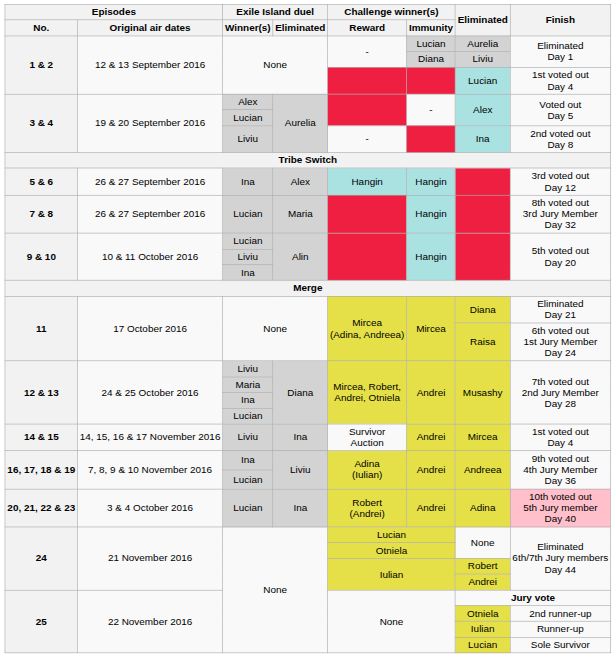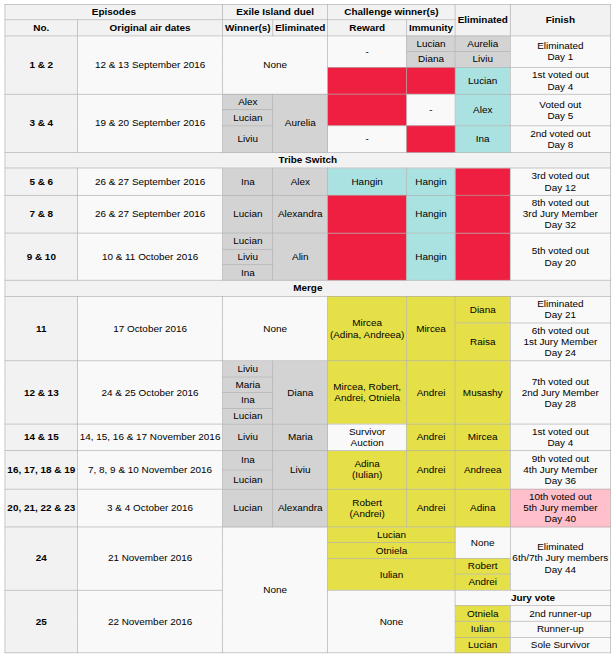(300, 214) Maria -> (300, 214) Alexandra
(300, 437) Ina -> (300, 437) Maria
(300, 508) Ina -> (300, 508) Alexandra
